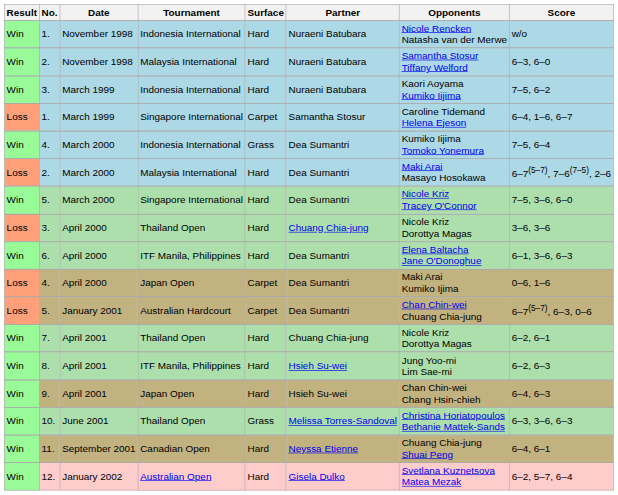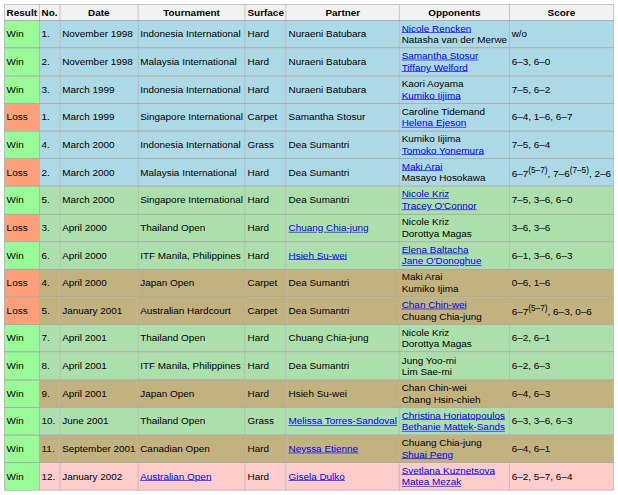(319, 255) Dea Sumantri -> (318, 255) Hsieh Su-wei
(318, 365) Hsieh Su-wei -> (319, 365) Dea Sumantri
